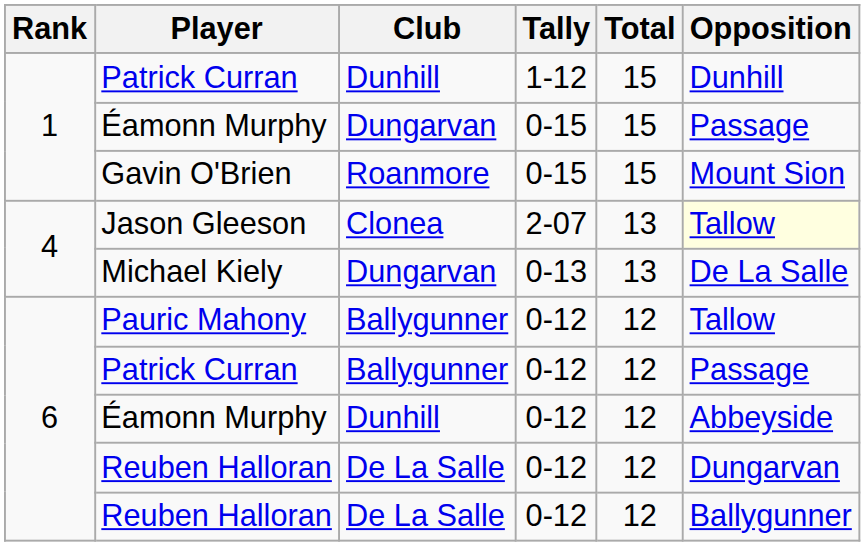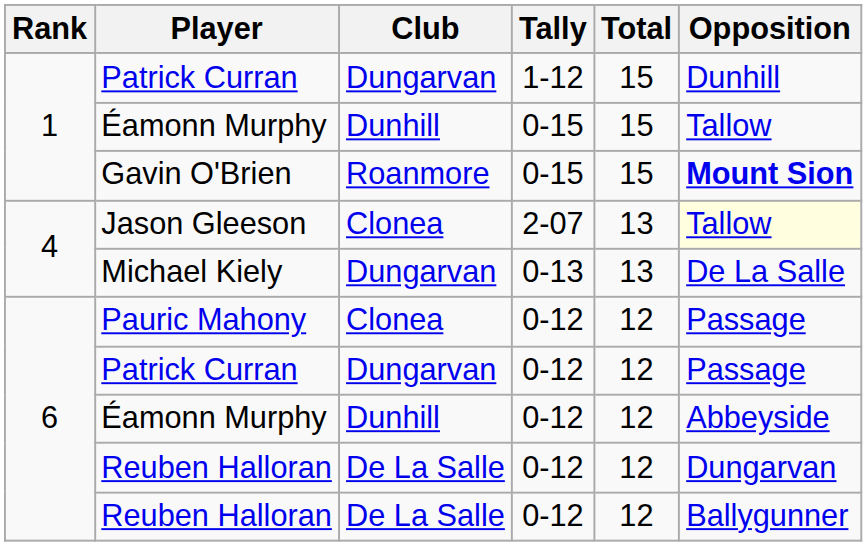(393, 77) Dunhill -> (421, 77) Dungarvan
(421, 126) Dungarvan -> (393, 126) Dunhill
(749, 126) Passage -> (729, 126) Tallow
(767, 175) normal -> (770, 175) bold
(427, 321) Ballygunner -> (395, 321) Clonea
(732, 321) Tallow -> (746, 321) Passage
(427, 369) Ballygunner -> (421, 369) Dungarvan
